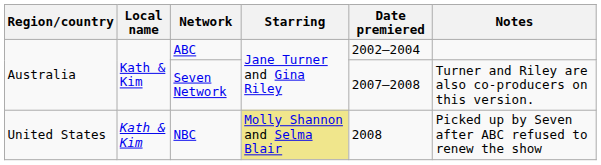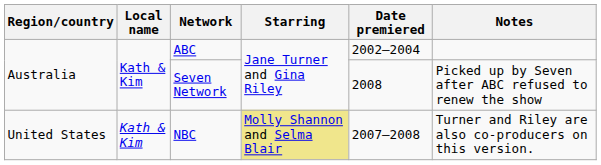(386, 85) 2007–2008 -> (367, 85) 2008
(512, 85) Turner and Riley are also co-producers on this version. -> (512, 85) Picked up by Seven after ABC refused to renew the show
(367, 135) 2008 -> (386, 135) 2007–2008
(512, 135) Picked up by Seven after ABC refused to renew the show -> (512, 135) Turner and Riley are also co-producers on this version.
